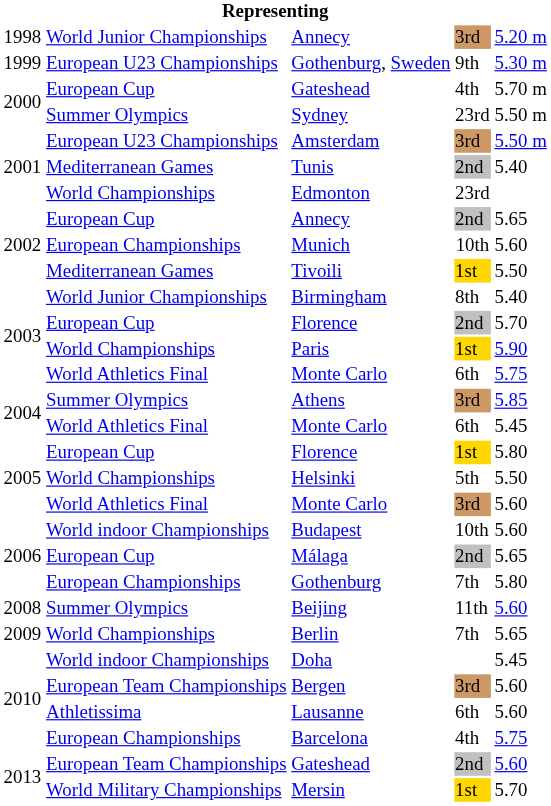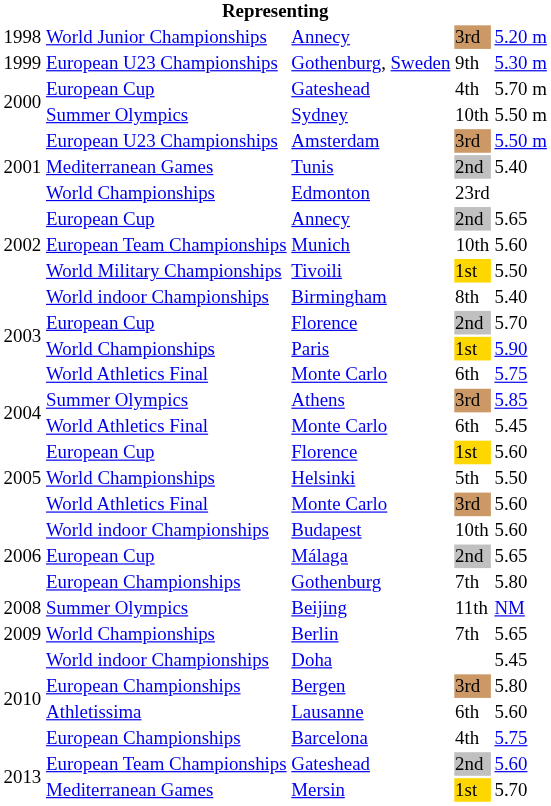(472, 114) 23rd -> (472, 114) 10th
(143, 244) European Championships -> (166, 244) European Team Championships
(130, 270) Mediterranean Games -> (164, 270) World Military Championships
(156, 296) World Junior Championships -> (157, 296) World indoor Championships
(511, 452) 5.80 -> (511, 452) 5.60
(511, 608) 5.60 -> (510, 608) NM
(166, 686) European Team Championships -> (143, 686) European Championships
(511, 686) 5.60 -> (511, 686) 5.80
(164, 789) World Military Championships -> (130, 789) Mediterranean Games
